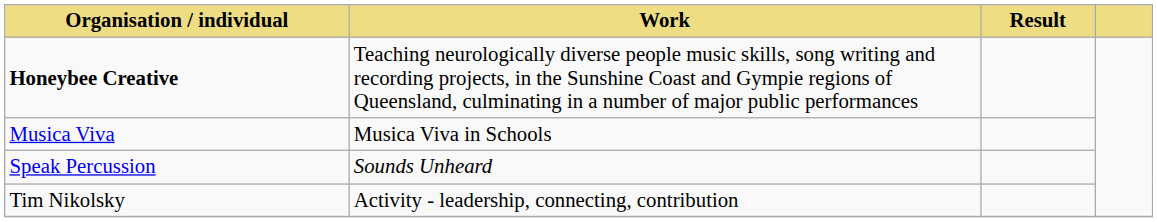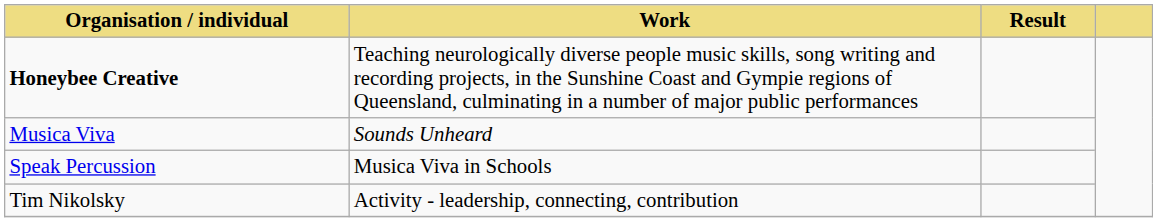(453, 133) Musica Viva in Schools -> (423, 133) Sounds Unheard
(423, 166) Sounds Unheard -> (453, 166) Musica Viva in Schools
